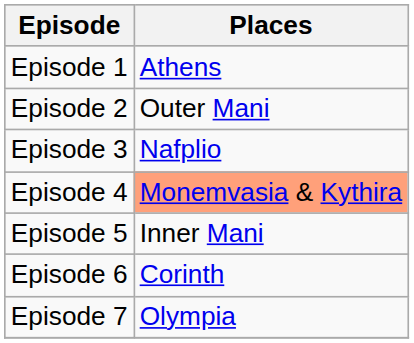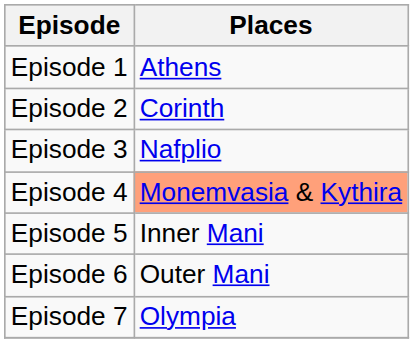(205, 108) Outer Mani -> (182, 108) Corinth
(182, 274) Corinth -> (205, 274) Outer Mani
